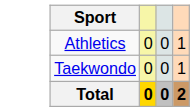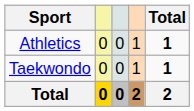+ column: (167, 18)
